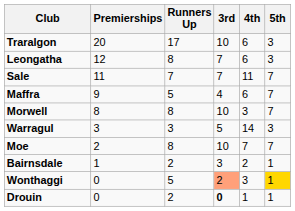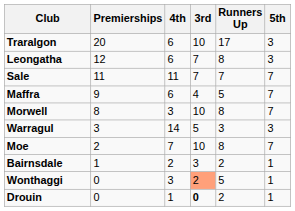columns swapped: (189, 19) <-> (252, 19)
(270, 180) gold background -> (270, 180) no background
